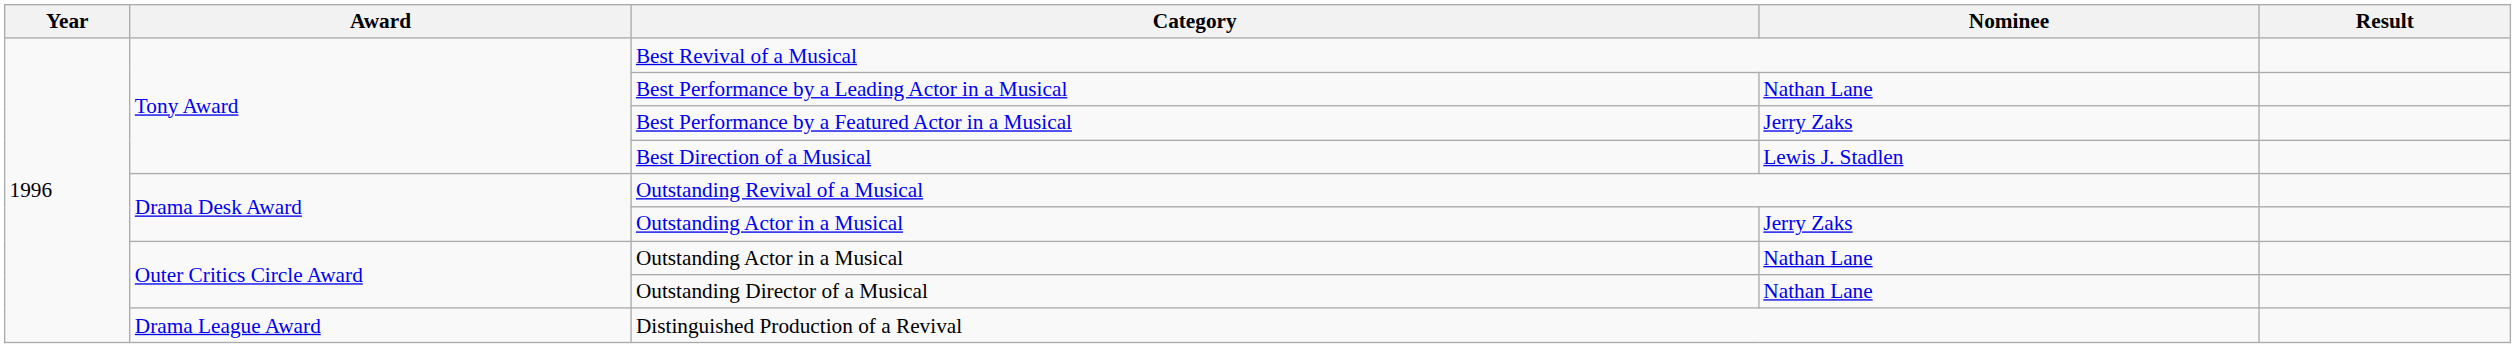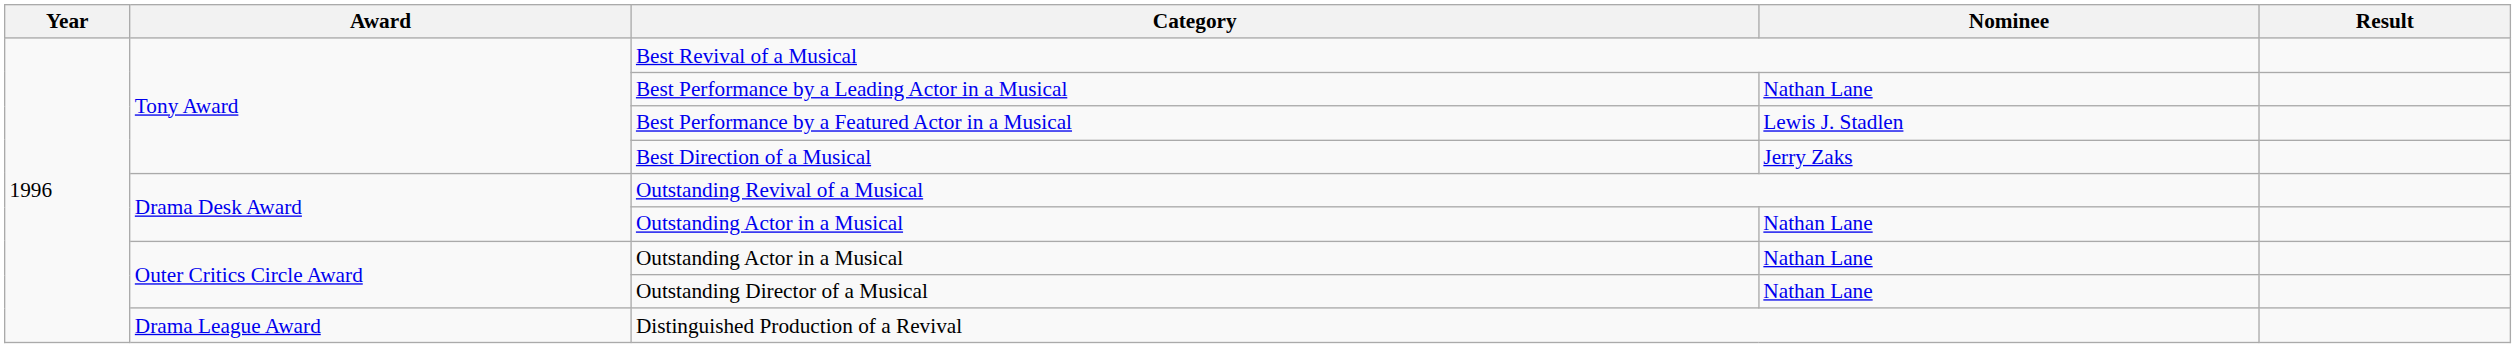(1808, 122) Jerry Zaks -> (1833, 122) Lewis J. Stadlen
(1833, 156) Lewis J. Stadlen -> (1808, 156) Jerry Zaks
(1808, 223) Jerry Zaks -> (1818, 223) Nathan Lane
